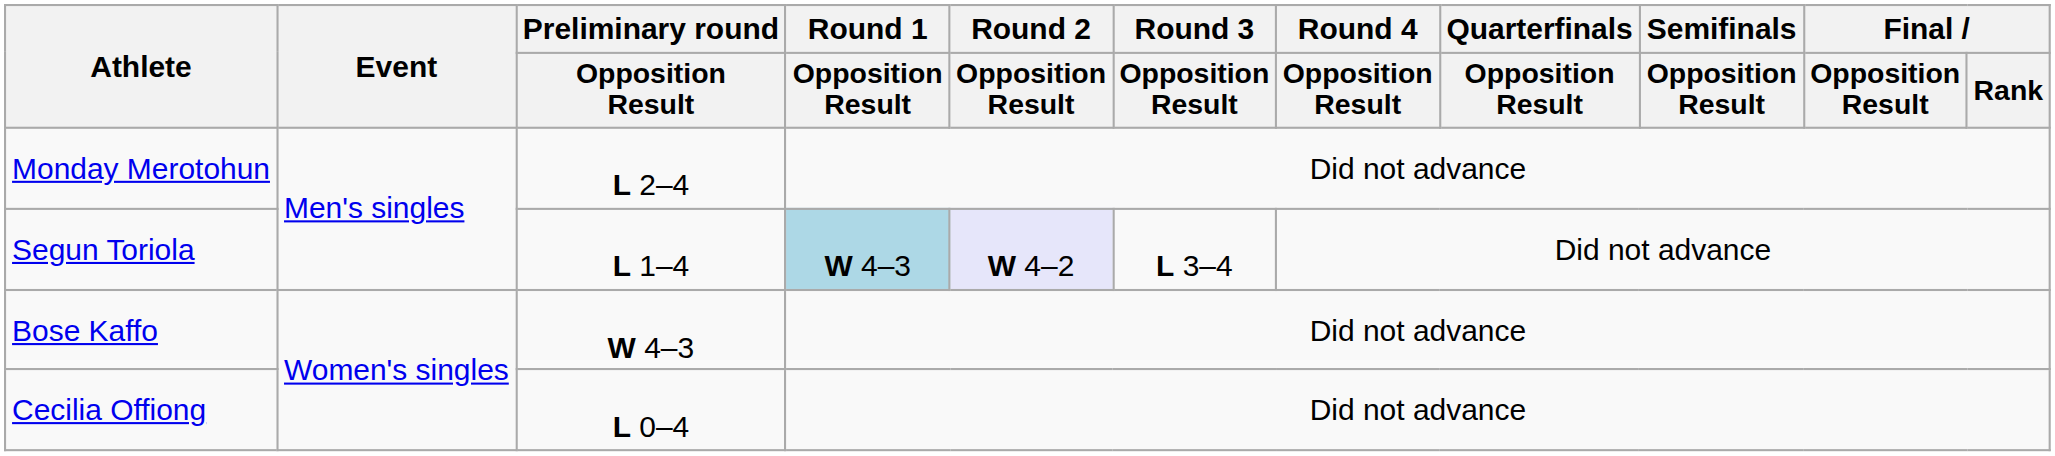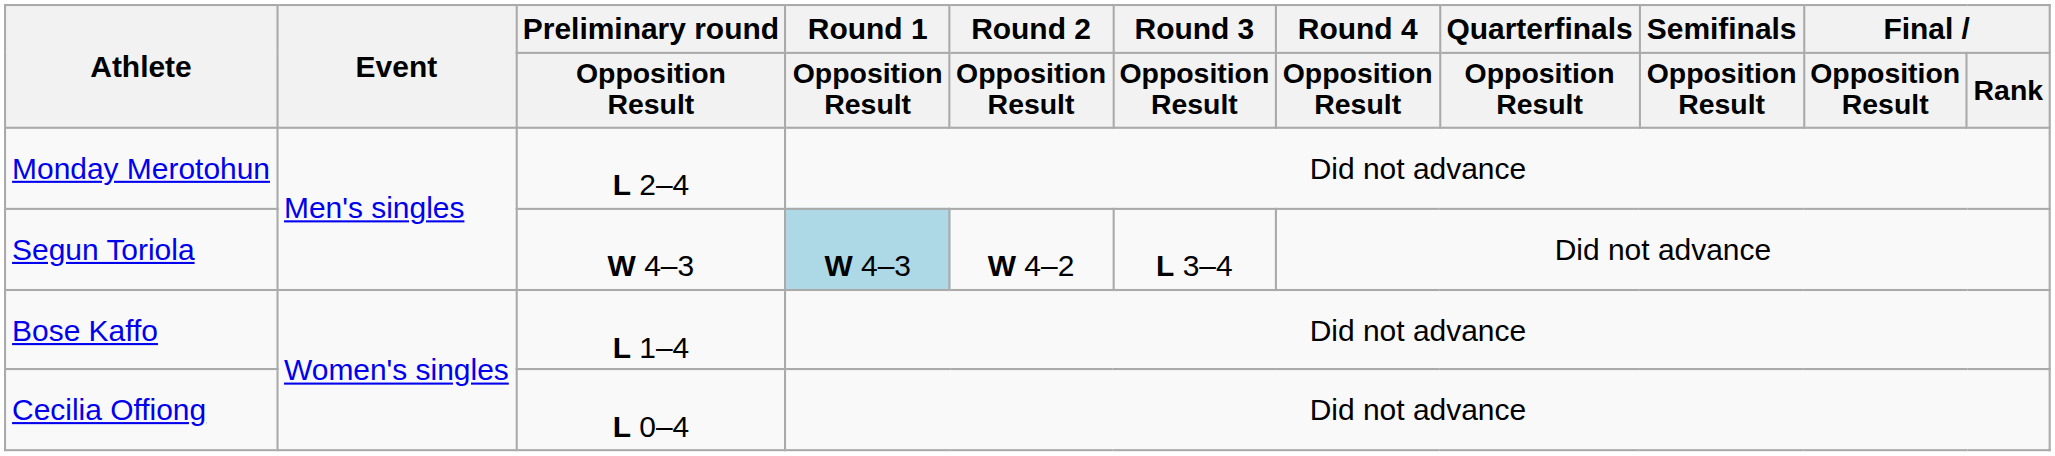(651, 266) L 1–4 -> (651, 266) W 4–3
(1031, 266) lavender background -> (1031, 266) no background
(651, 347) W 4–3 -> (651, 347) L 1–4
